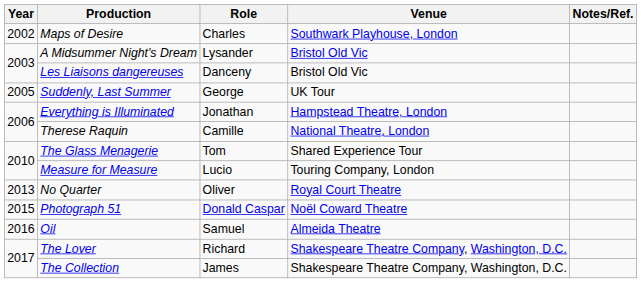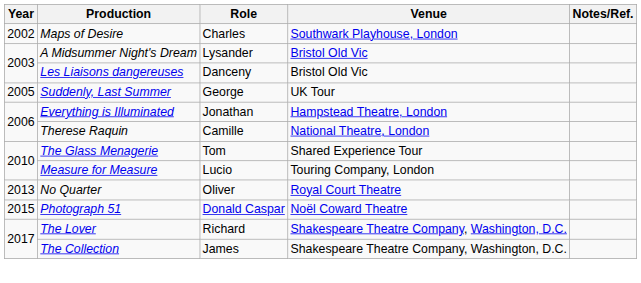- row: (48, 229)
